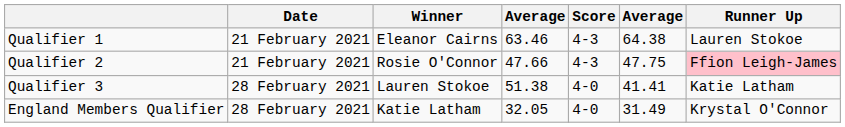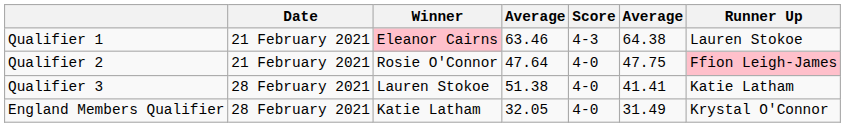(437, 40) no background -> (437, 40) pink background
(527, 63) 47.66 -> (527, 63) 47.64
(585, 63) 4-3 -> (585, 63) 4-0
